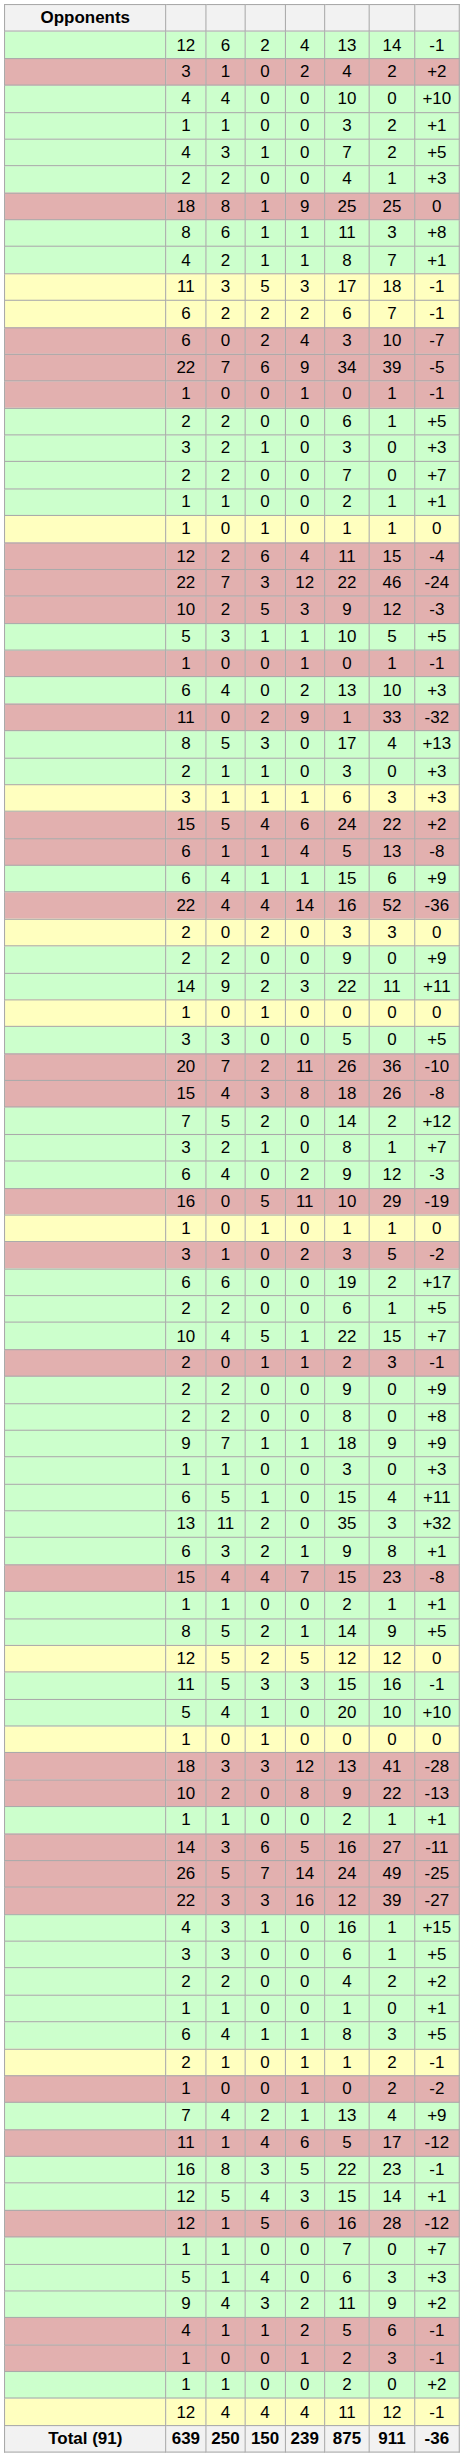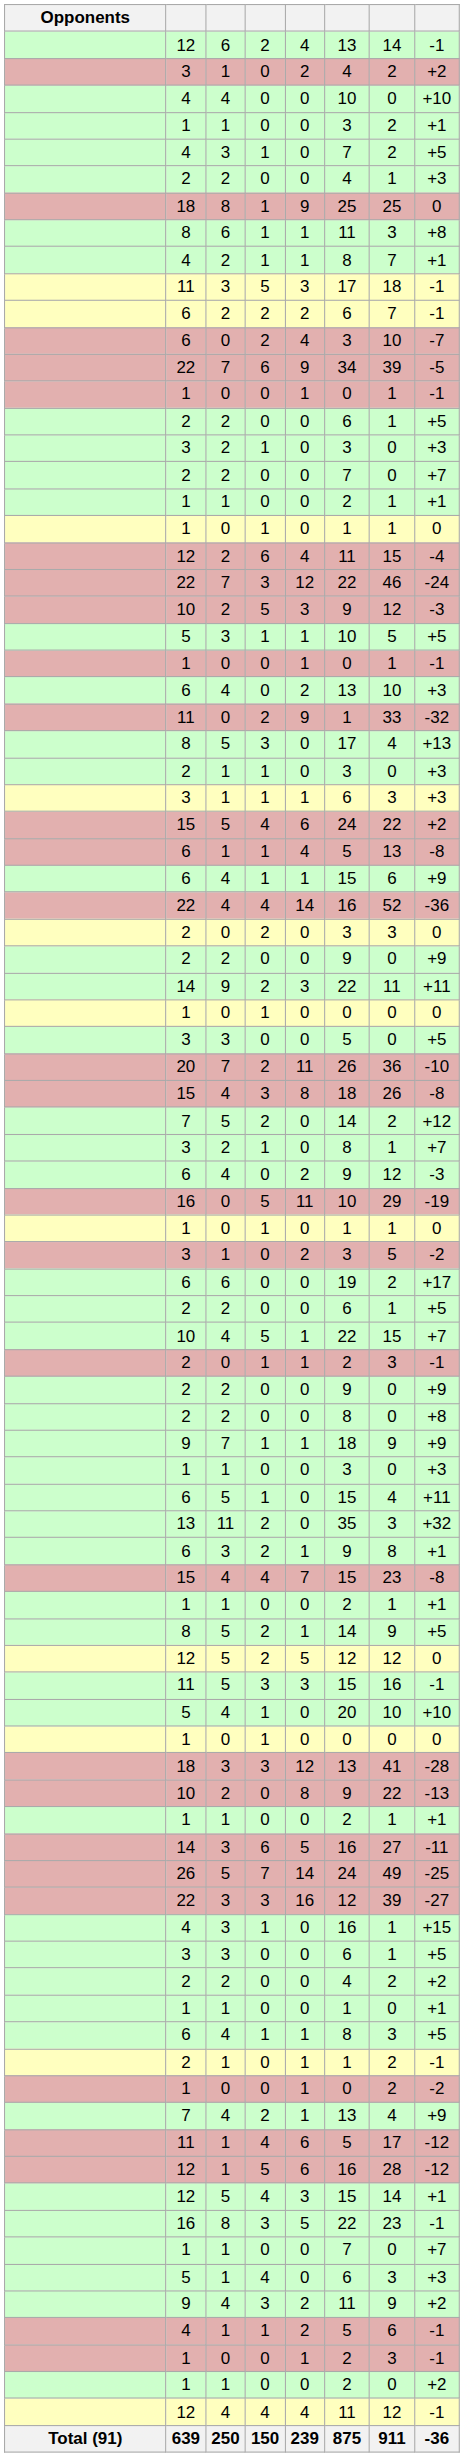rows swapped: (186, 2223) <-> (186, 2169)
